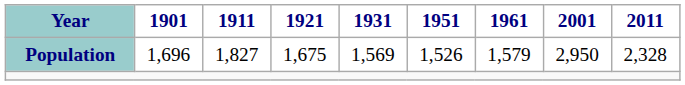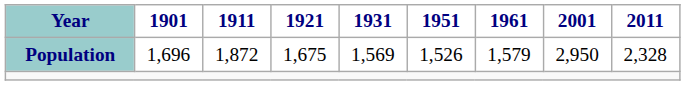(237, 53) 1,827 -> (237, 53) 1,872
